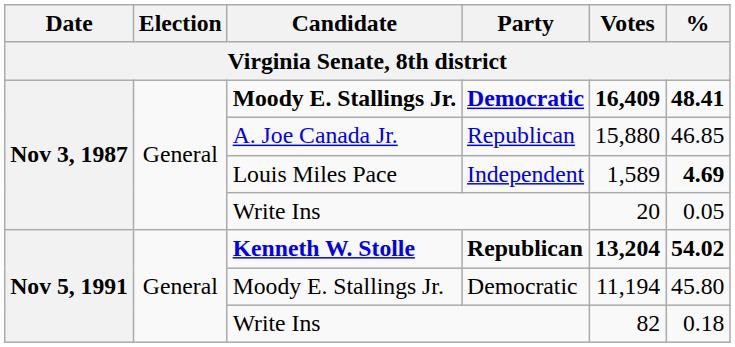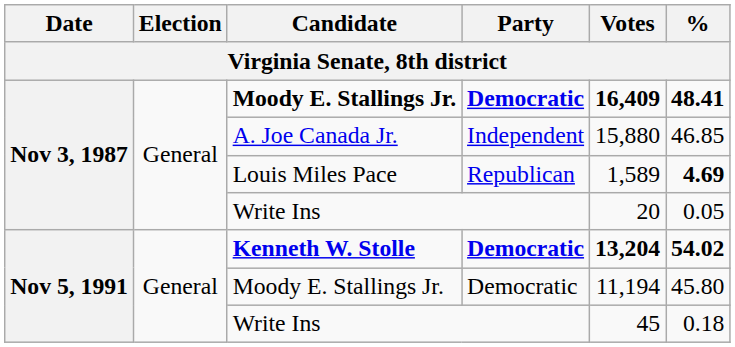(521, 135) Republican -> (526, 135) Independent
(526, 173) Independent -> (521, 173) Republican
(525, 248) Republican -> (526, 248) Democratic
(648, 323) 82 -> (648, 323) 45
